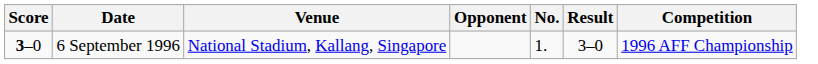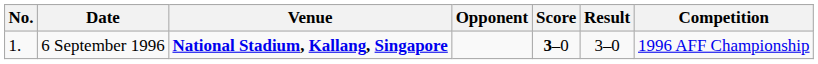columns swapped: (547, 17) <-> (29, 17)
(317, 44) normal -> (310, 44) bold
